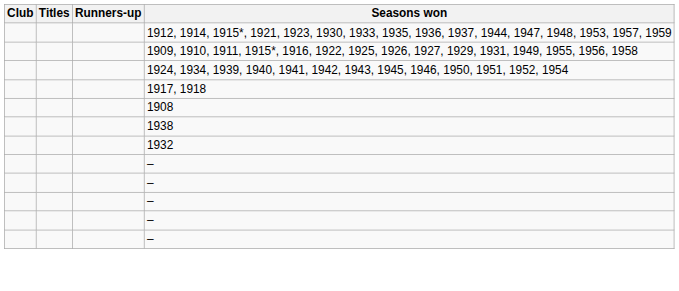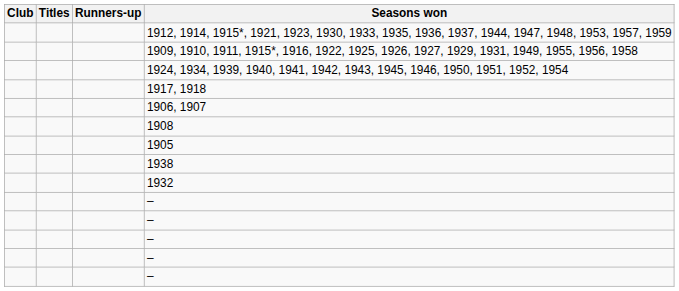+ row: (20, 108)
+ row: (20, 145)
